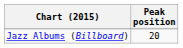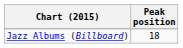(154, 36) 20 -> (154, 36) 18
